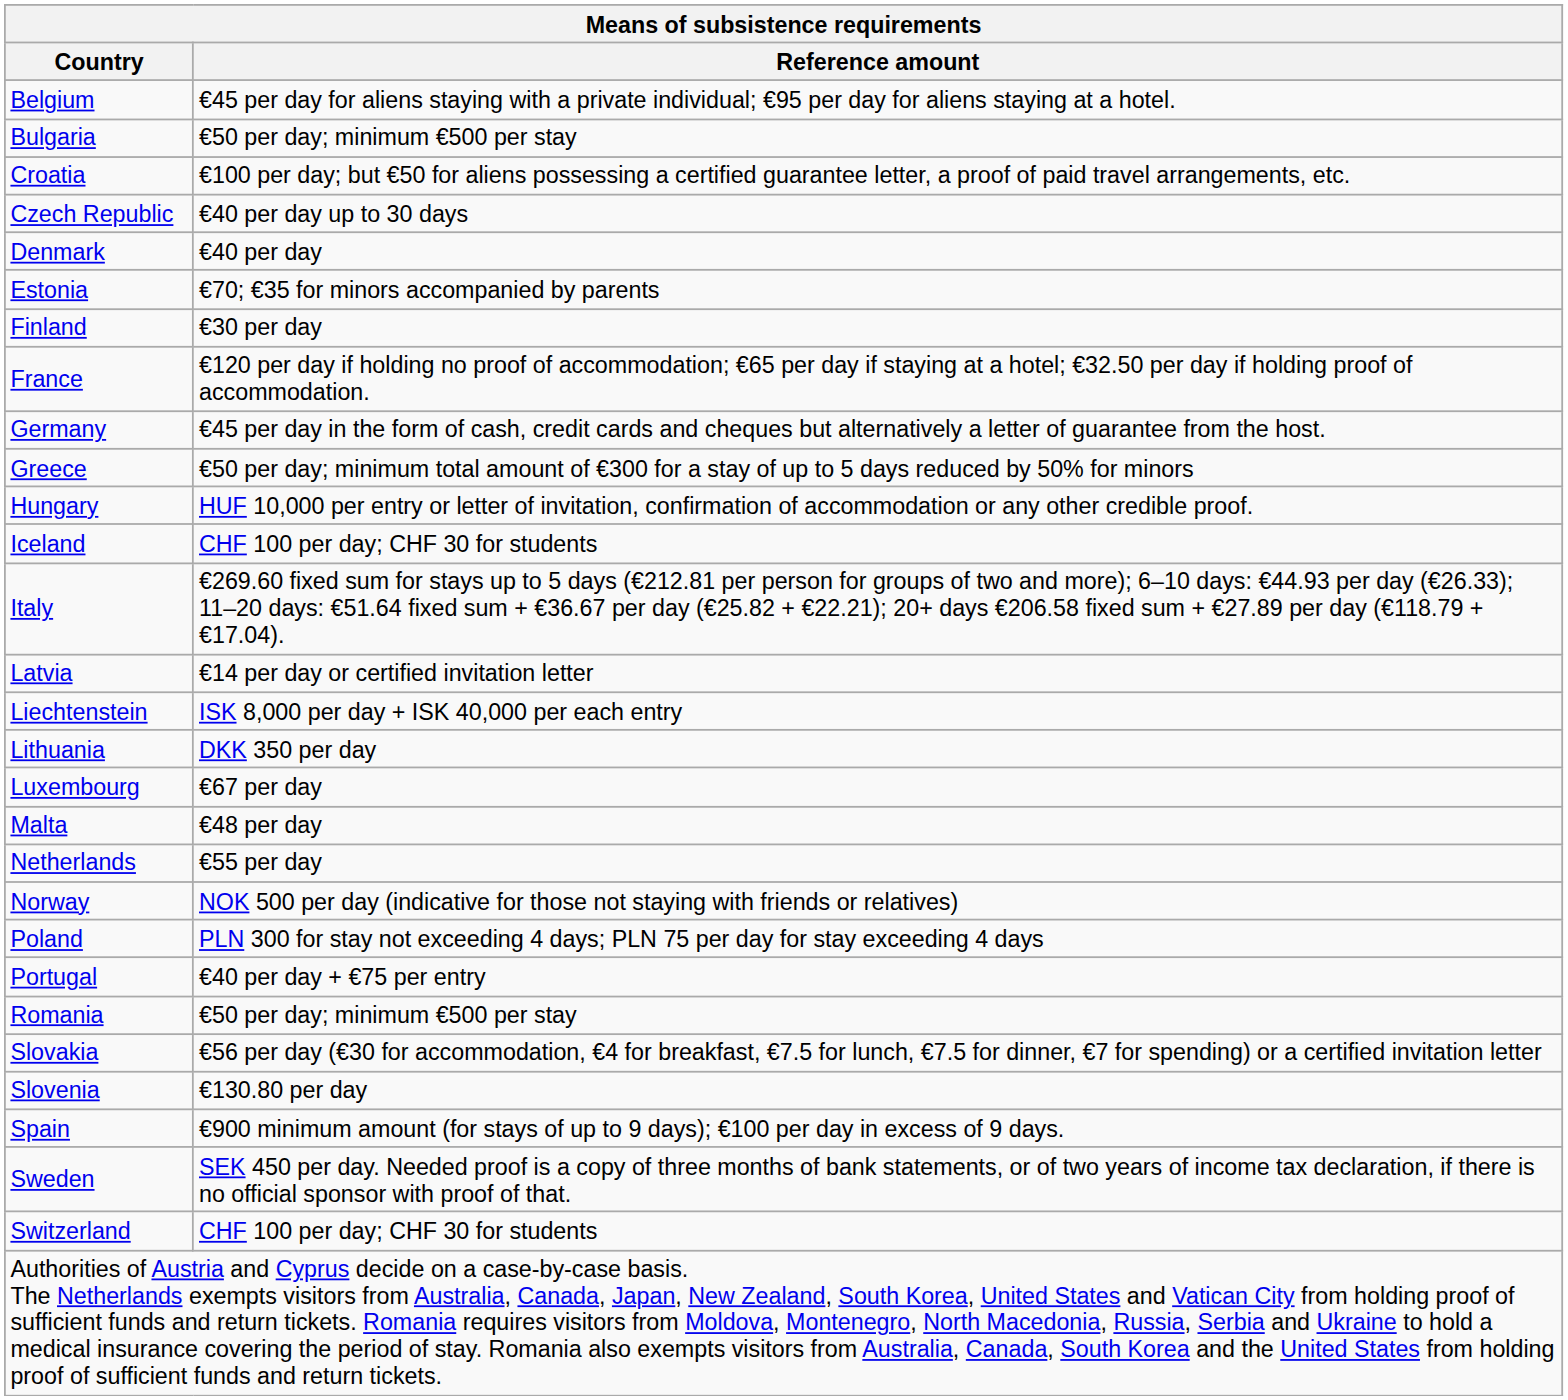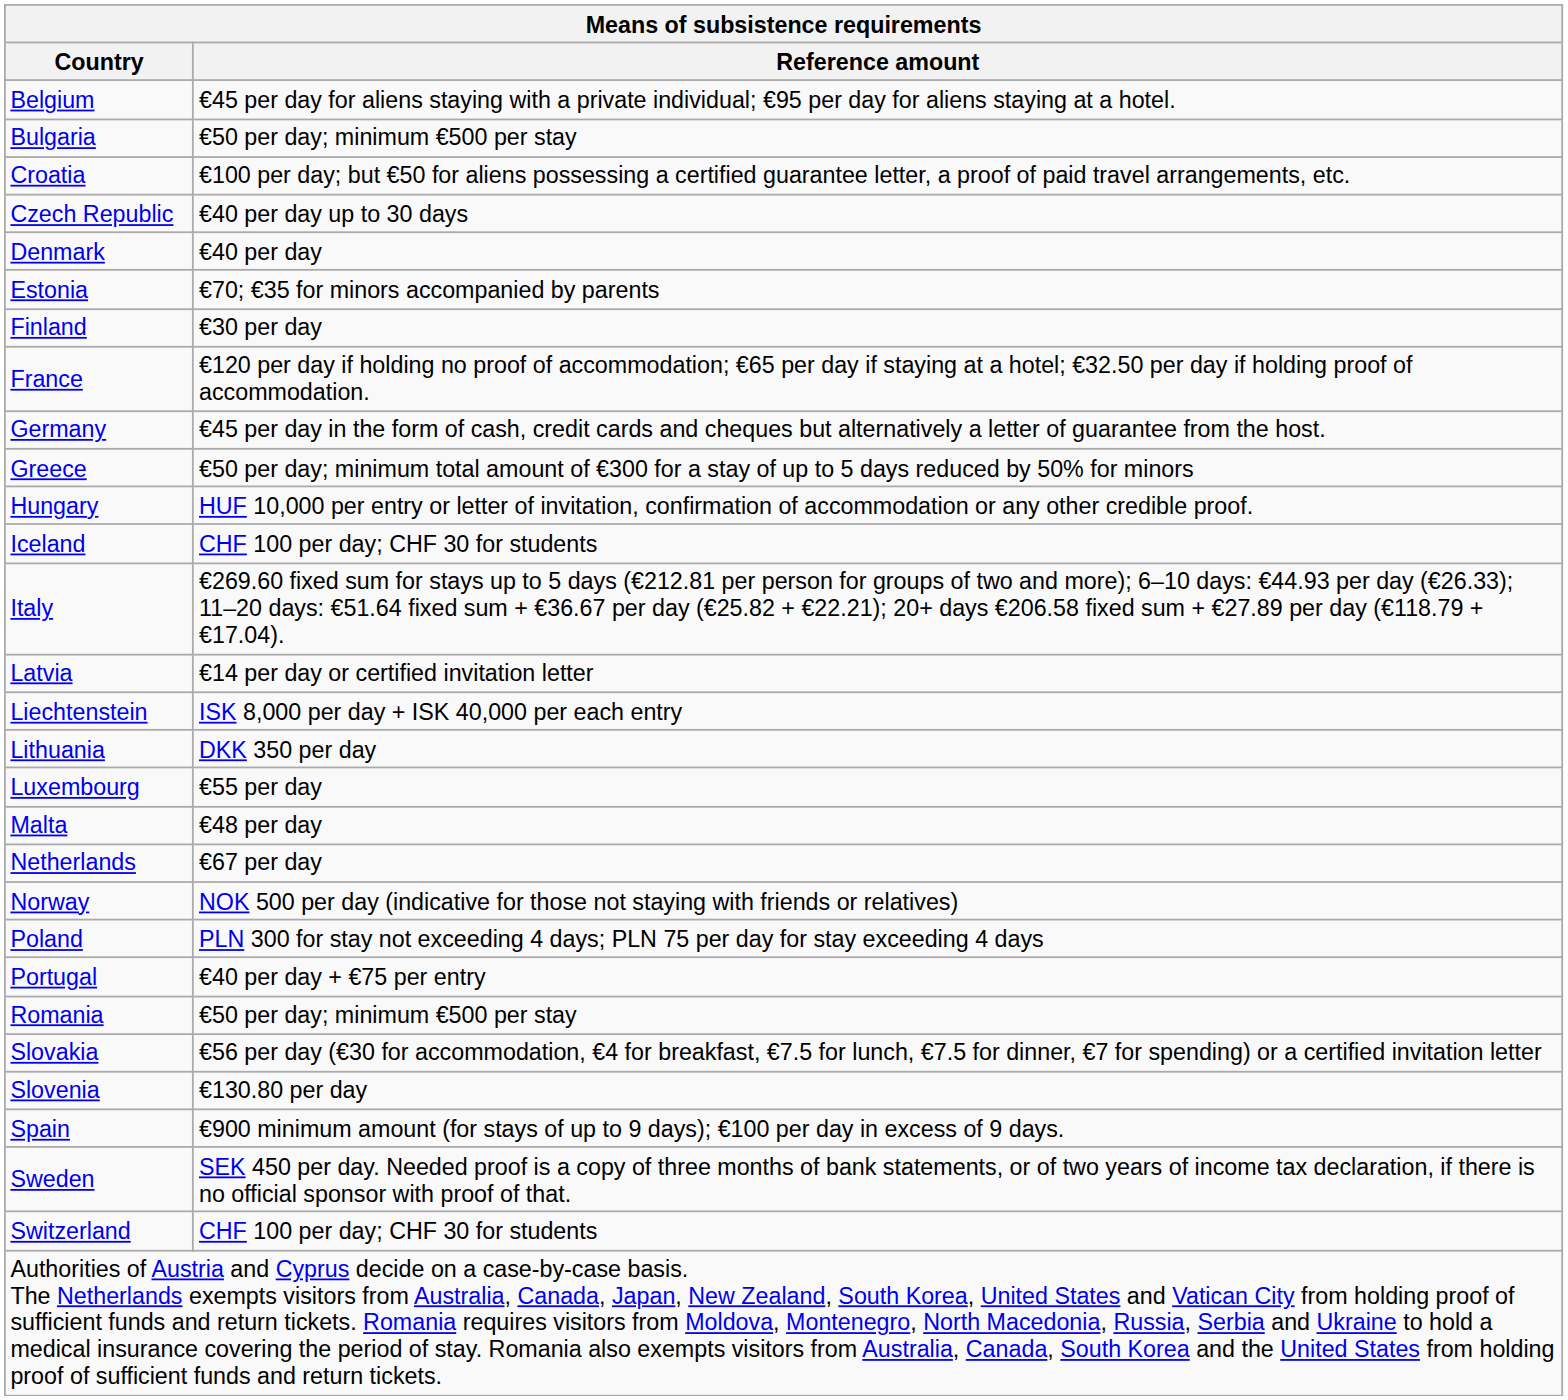(260, 787) €67 per day -> (260, 787) €55 per day
(260, 863) €55 per day -> (260, 863) €67 per day
